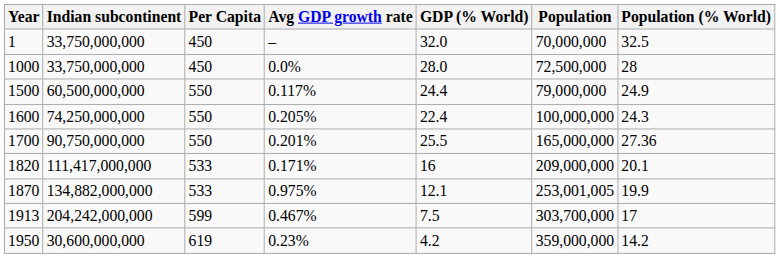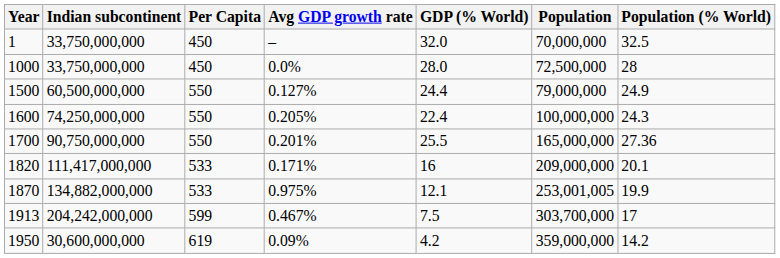(292, 91) 0.117% -> (292, 91) 0.127%
(288, 240) 0.23% -> (288, 240) 0.09%
